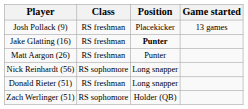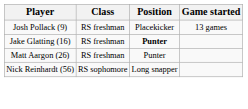- row: (40, 83)
- row: (40, 97)
